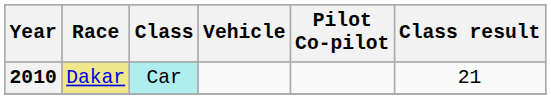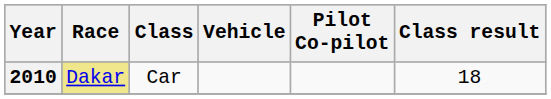(164, 78) paleturquoise background -> (164, 78) no background
(470, 78) 21 -> (470, 78) 18
